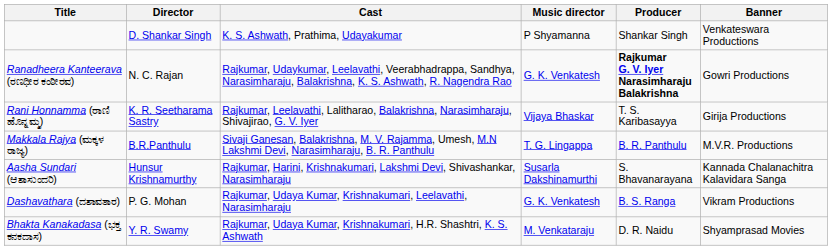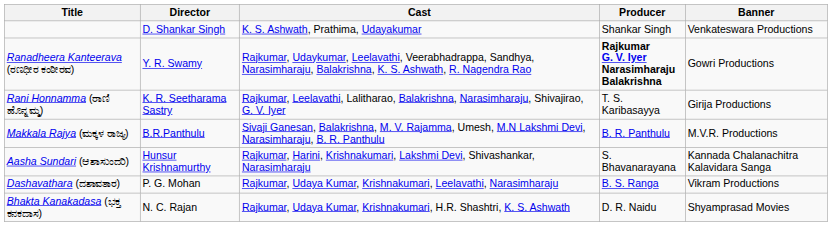- column: (569, 12)
(156, 76) N. C. Rajan -> (172, 64) Y. R. Swamy
(158, 231) Y. R. Swamy -> (170, 207) N. C. Rajan
